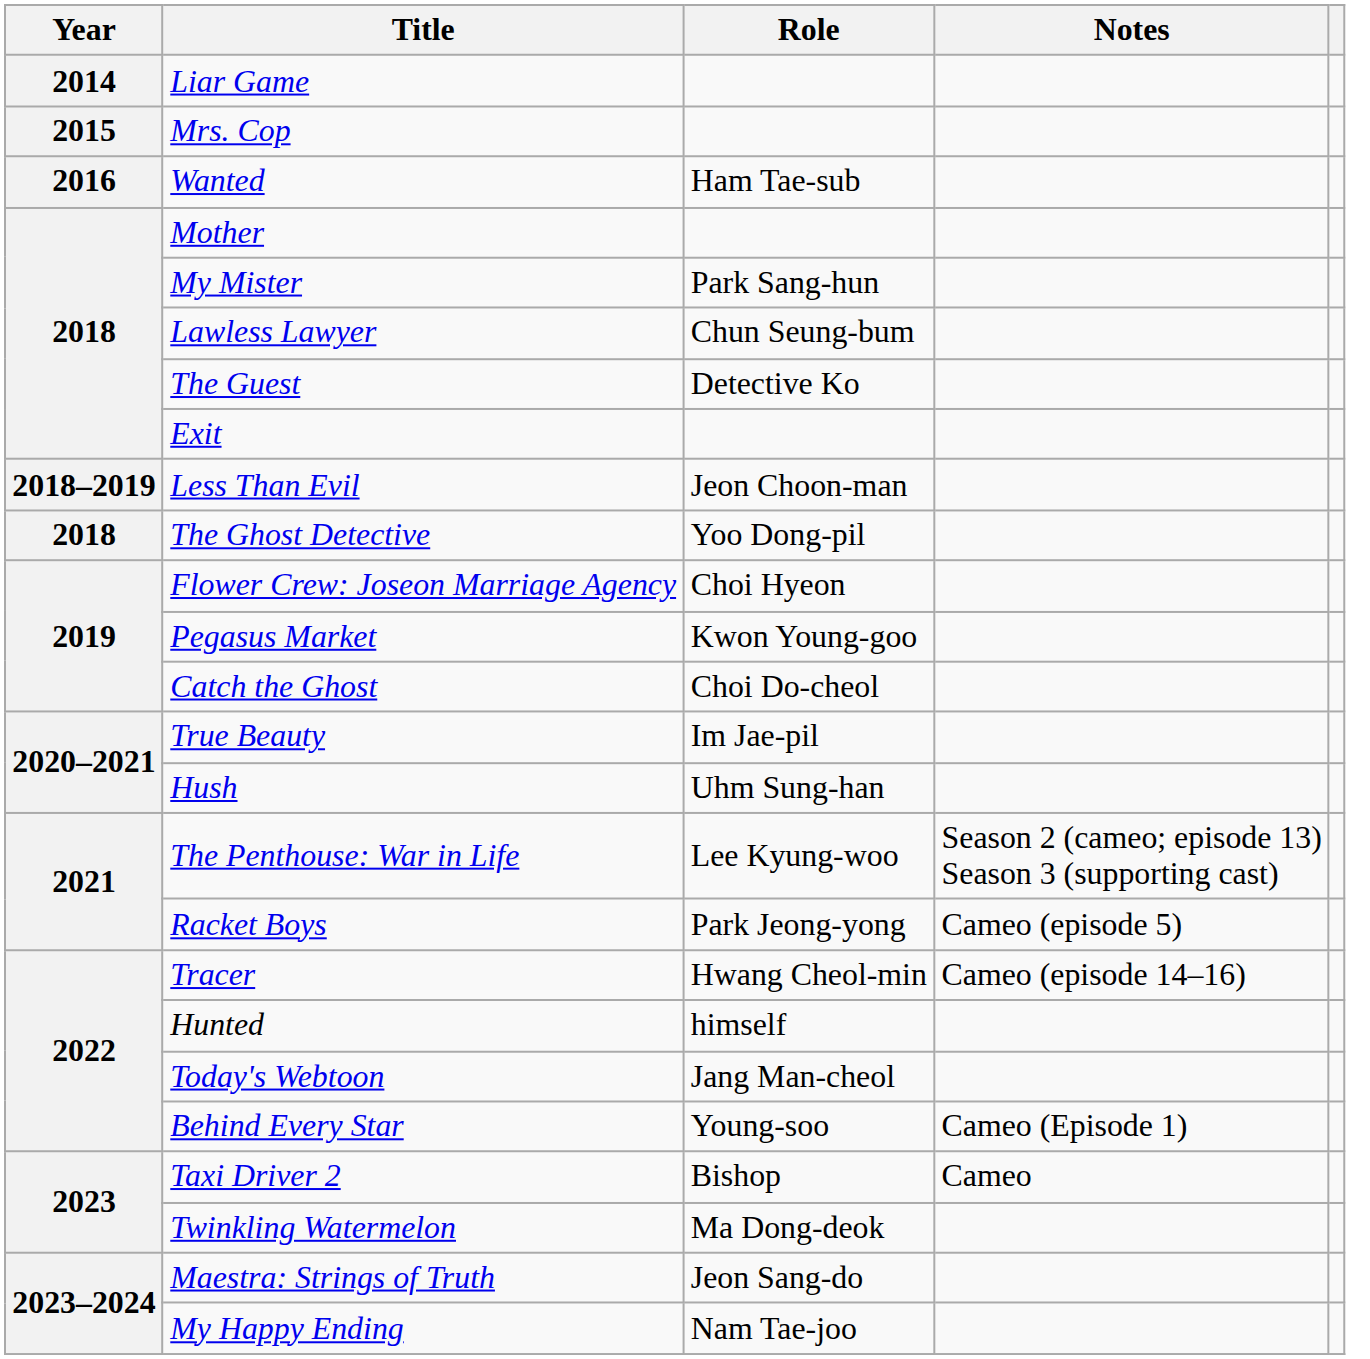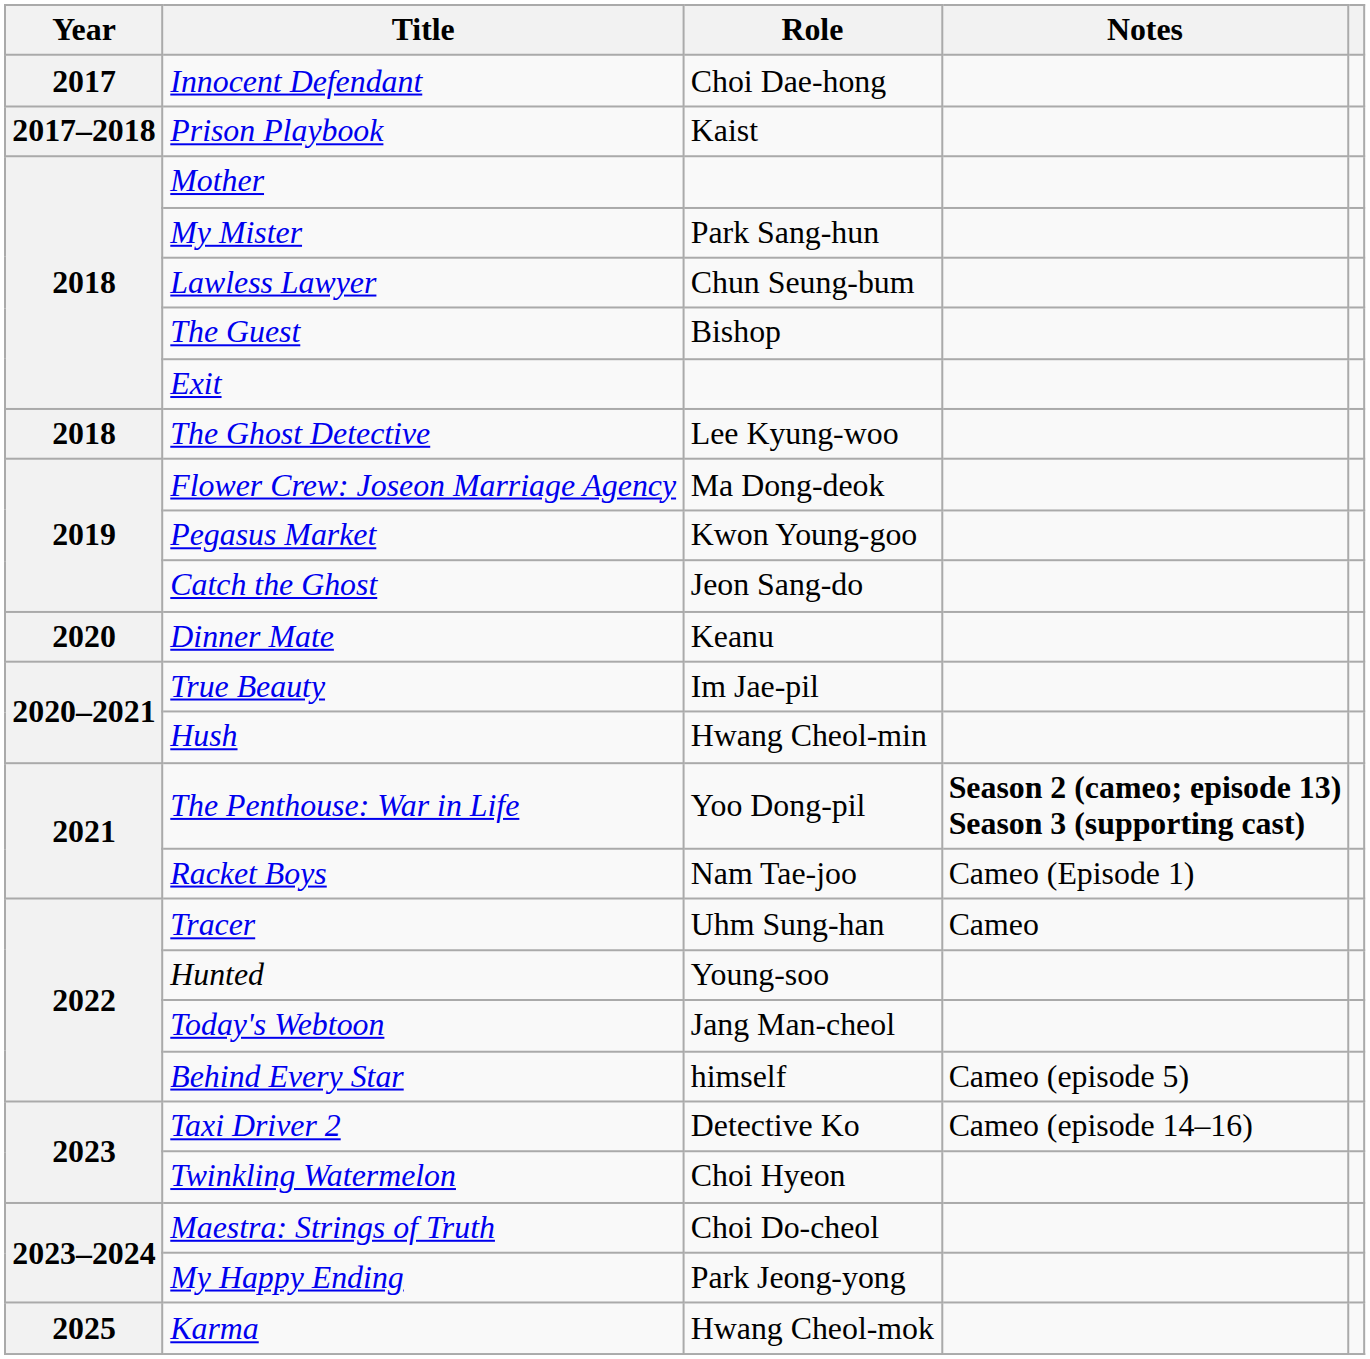- row: (240, 80)
- row: (230, 130)
- row: (217, 181)
+ row: (296, 80)
+ row: (277, 130)
(775, 383) Detective Ko -> (736, 332) Bishop
- row: (265, 484)
(778, 534) Yoo Dong-pil -> (795, 433) Lee Kyung-woo
(768, 585) Choi Hyeon -> (788, 484) Ma Dong-deok
(785, 686) Choi Do-cheol -> (777, 585) Jeon Sang-do
+ row: (252, 635)
(788, 787) Uhm Sung-han -> (809, 736) Hwang Cheol-min
(795, 855) Lee Kyung-woo -> (778, 805) Yoo Dong-pil
(1132, 855) normal -> (1145, 805) bold
(798, 924) Park Jeong-yong -> (774, 873) Nam Tae-joo
(1062, 924) Cameo (episode 5) -> (1072, 873) Cameo (Episode 1)
(809, 974) Hwang Cheol-min -> (788, 924) Uhm Sung-han
(1094, 974) Cameo (episode 14–16) -> (994, 924) Cameo
(739, 1024) himself -> (760, 974) Young-soo
(760, 1125) Young-soo -> (739, 1075) himself
(1064, 1125) Cameo (Episode 1) -> (1069, 1075) Cameo (episode 5)
(736, 1176) Bishop -> (775, 1125) Detective Ko
(987, 1176) Cameo -> (1101, 1125) Cameo (episode 14–16)
(788, 1226) Ma Dong-deok -> (768, 1176) Choi Hyeon
(777, 1277) Jeon Sang-do -> (785, 1226) Choi Do-cheol
(774, 1327) Nam Tae-joo -> (798, 1277) Park Jeong-yong
+ row: (215, 1327)
